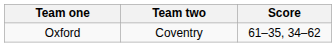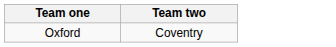- column: (284, 13)
